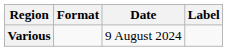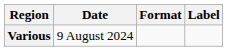columns swapped: (143, 14) <-> (78, 14)
